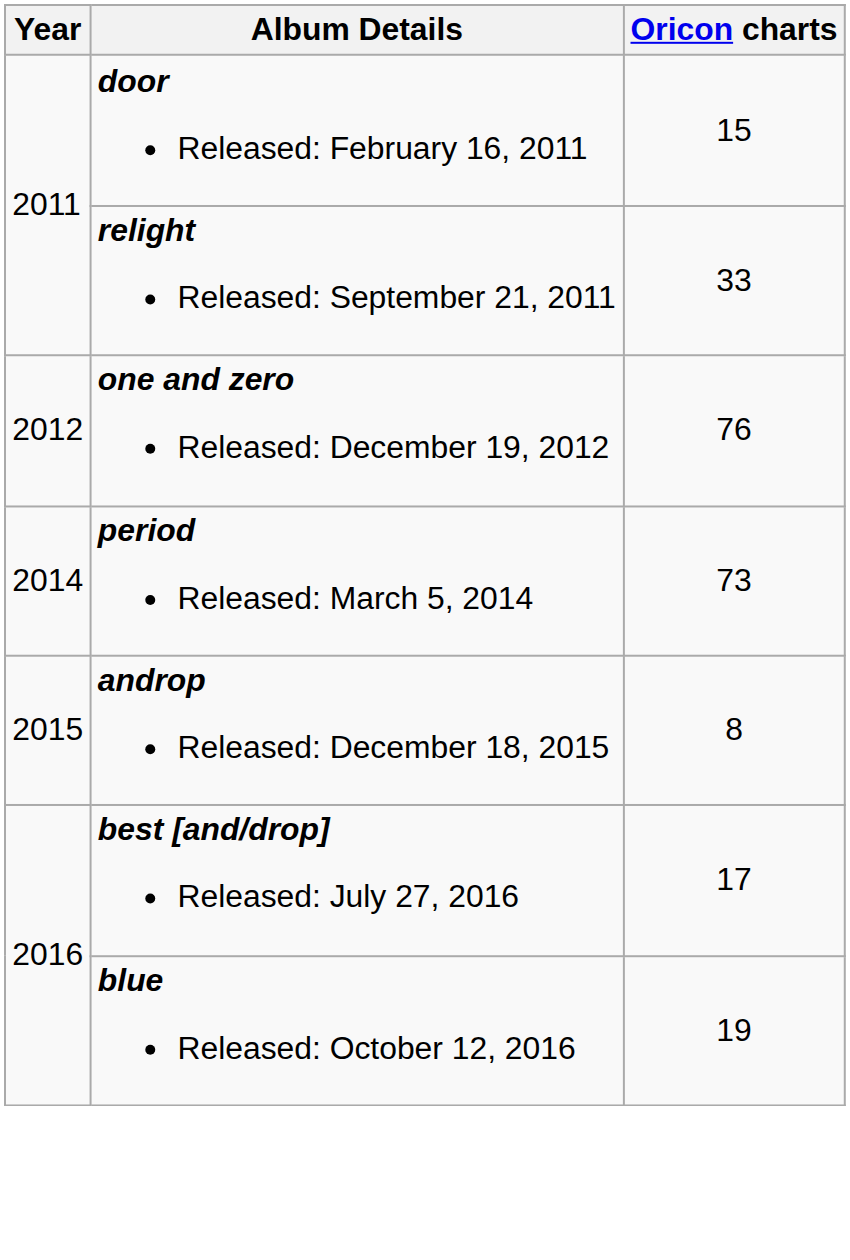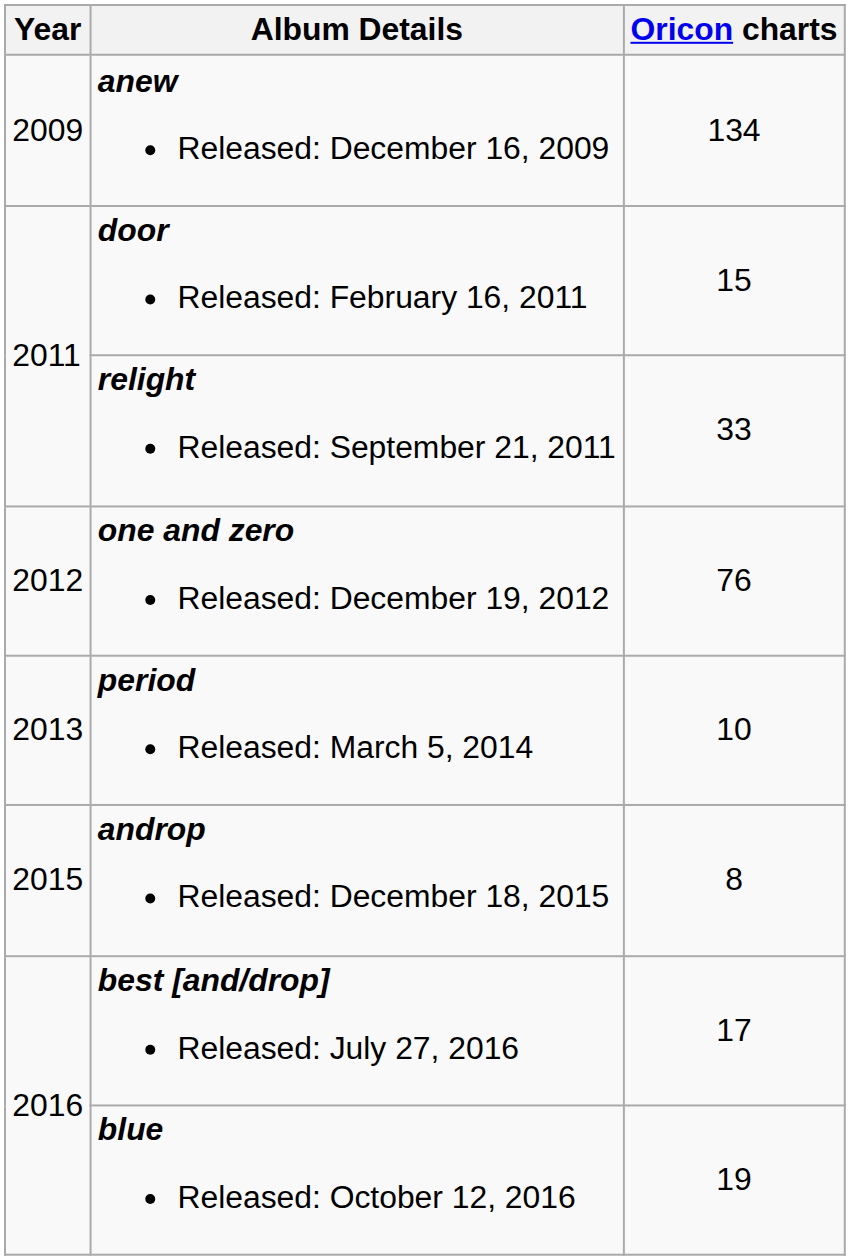+ row: (357, 115)
(48, 579) 2014 -> (48, 729) 2013
(734, 579) 73 -> (734, 729) 10
